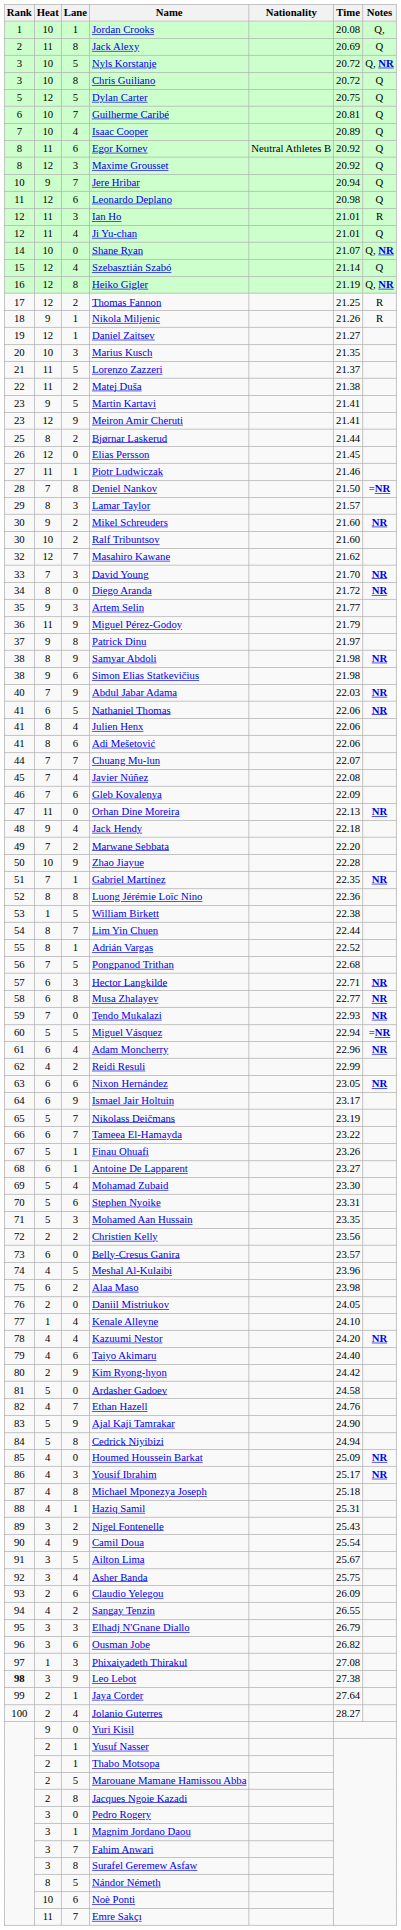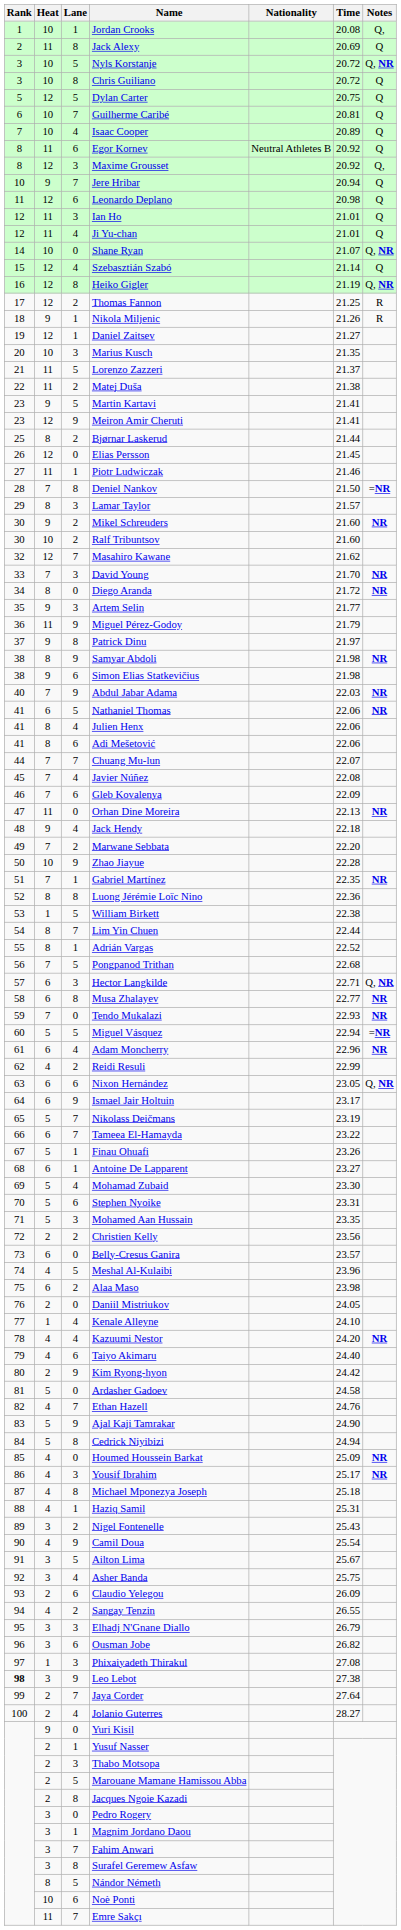(379, 166) Q -> (379, 166) Q,
(379, 217) R -> (379, 217) Q
(379, 982) NR -> (379, 982) Q, NR
(379, 1084) NR -> (379, 1084) Q, NR
(75, 1696) 1 -> (75, 1696) 7
(75, 1764) 1 -> (75, 1764) 3
